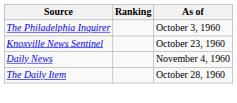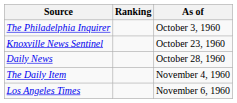(193, 59) November 4, 1960 -> (190, 59) October 28, 1960
(190, 75) October 28, 1960 -> (193, 75) November 4, 1960
+ row: (43, 91)
